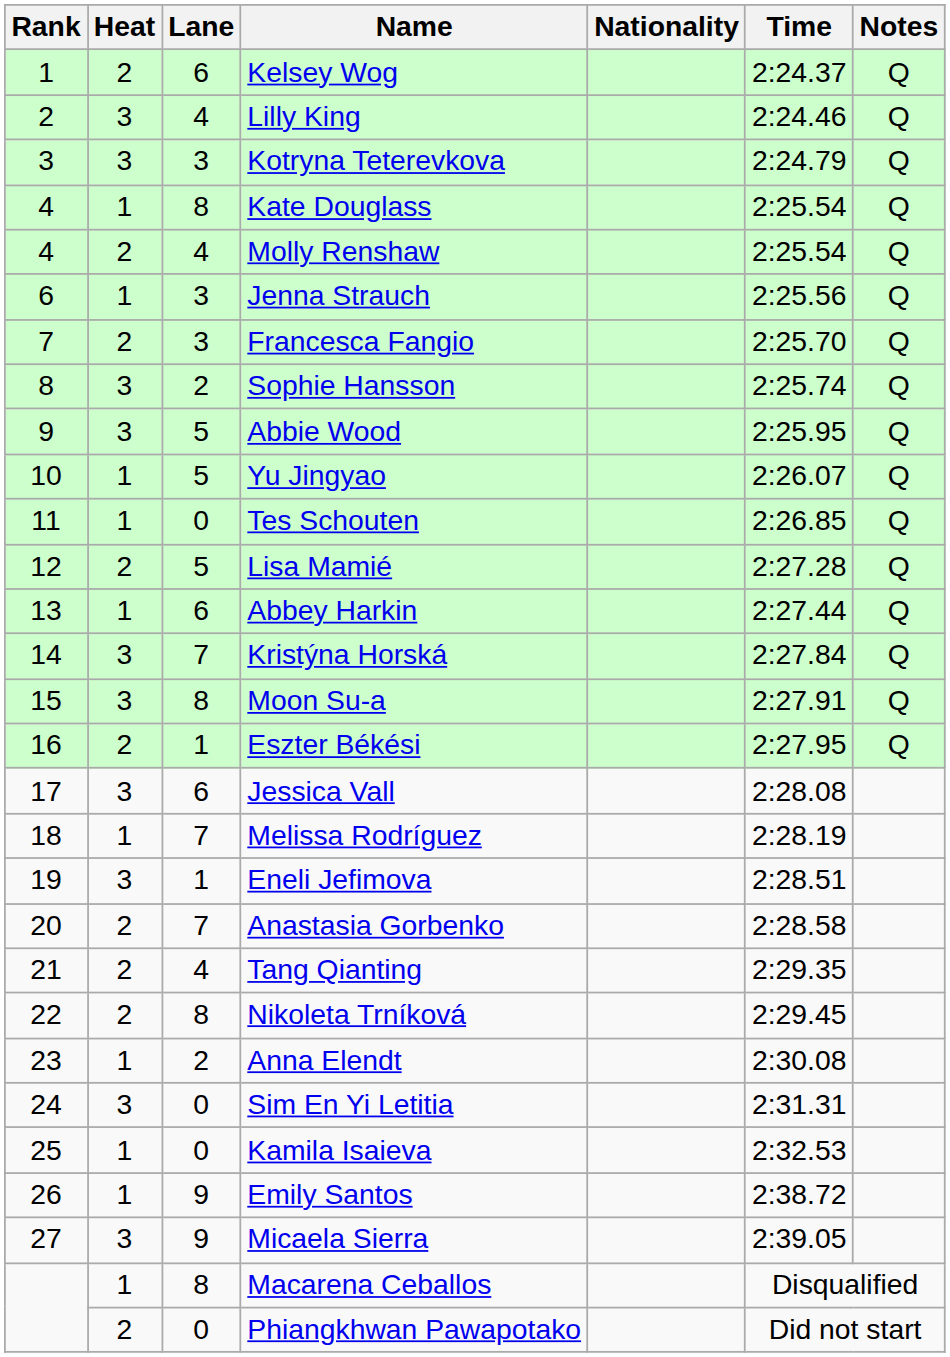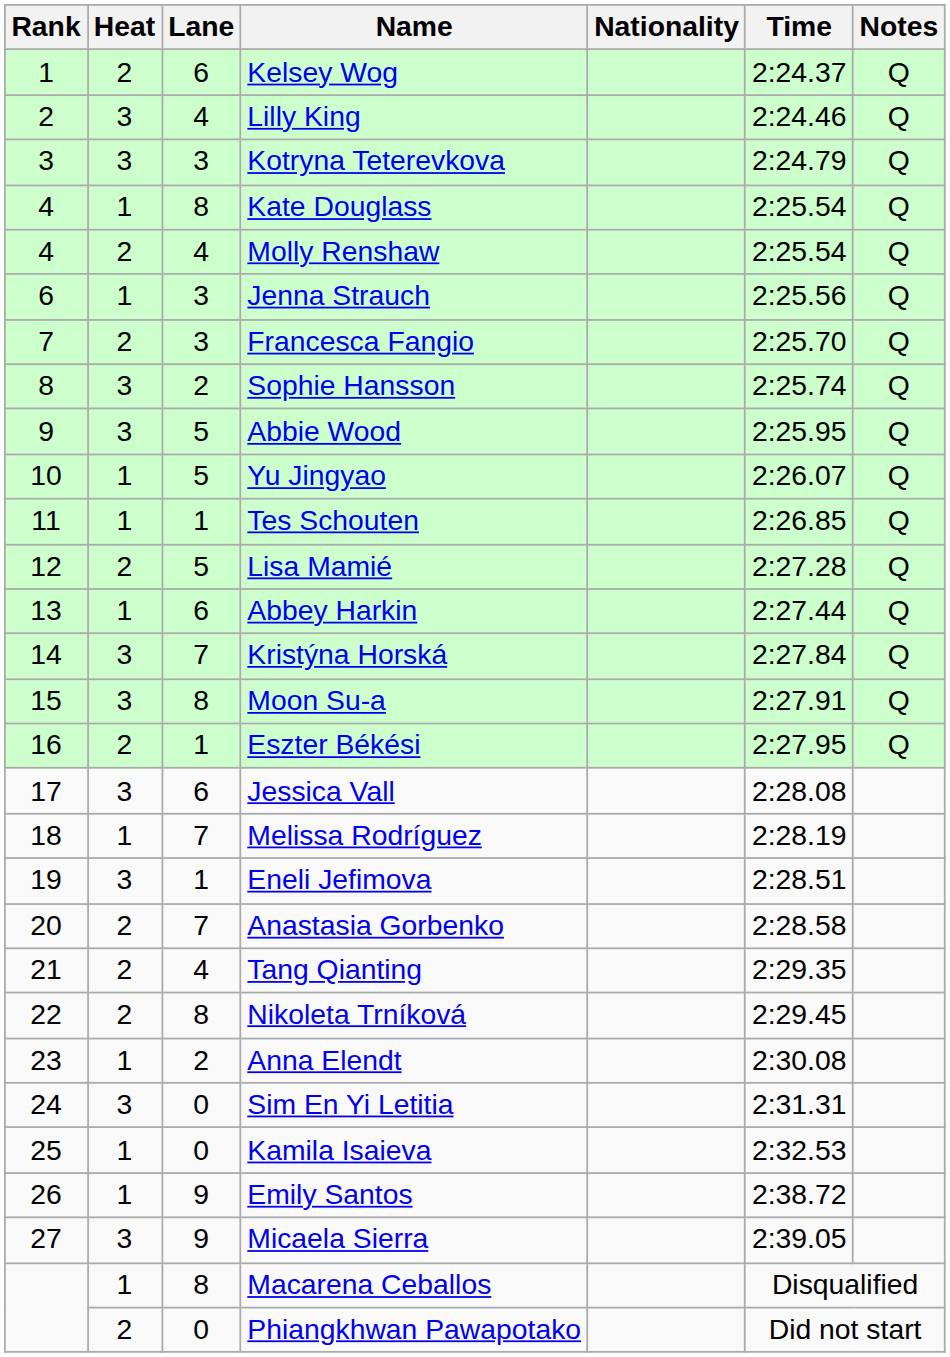(201, 521) 0 -> (201, 521) 1
